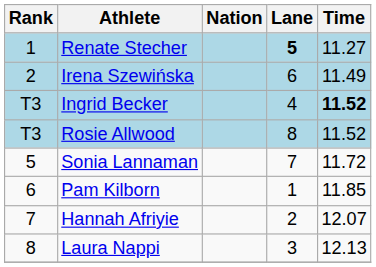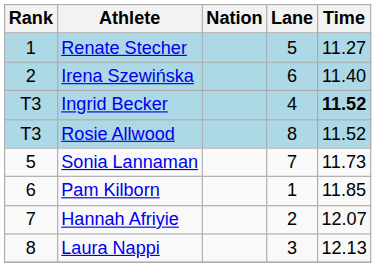(292, 47) bold -> (292, 47) normal
(344, 76) 11.49 -> (344, 76) 11.40
(344, 162) 11.72 -> (344, 162) 11.73
